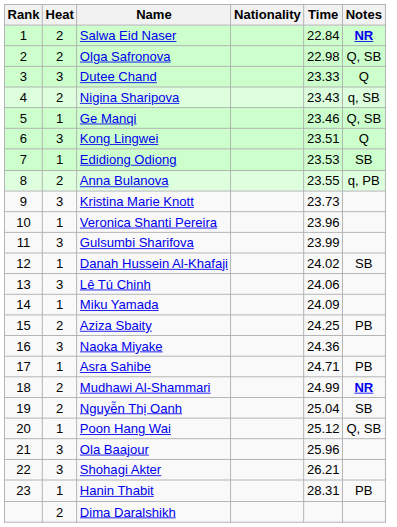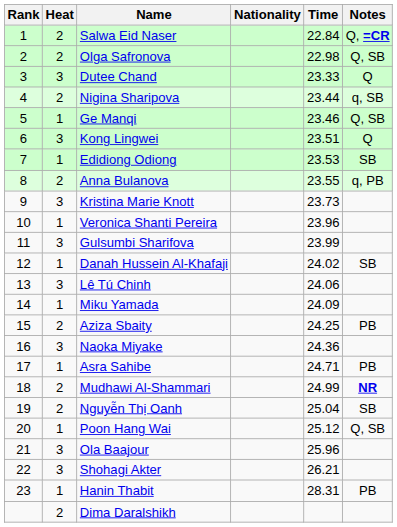(364, 36) NR -> (368, 36) Q, =CR
(323, 98) 23.43 -> (323, 98) 23.44
